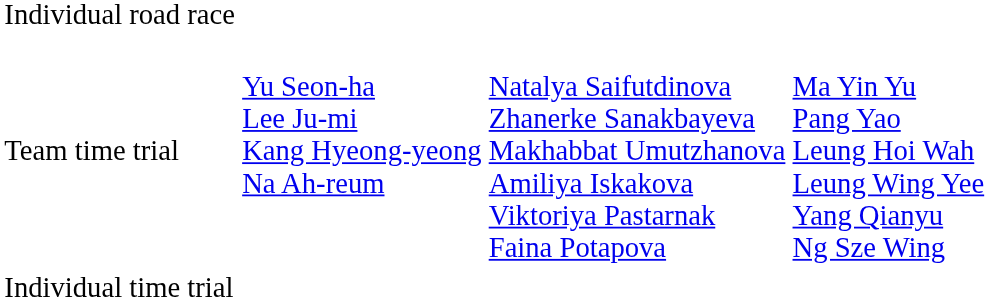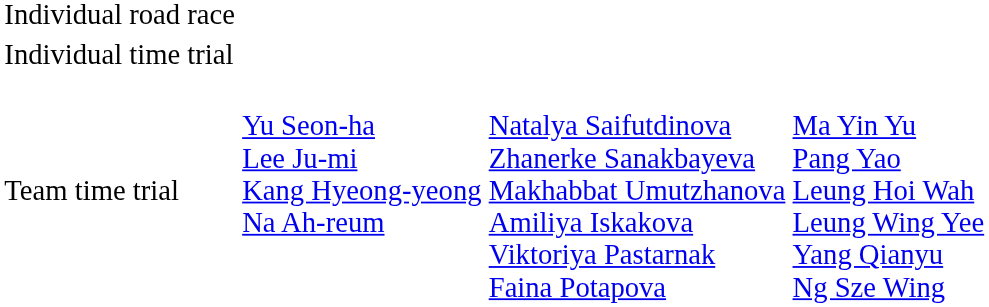rows swapped: (119, 287) <-> (92, 151)
